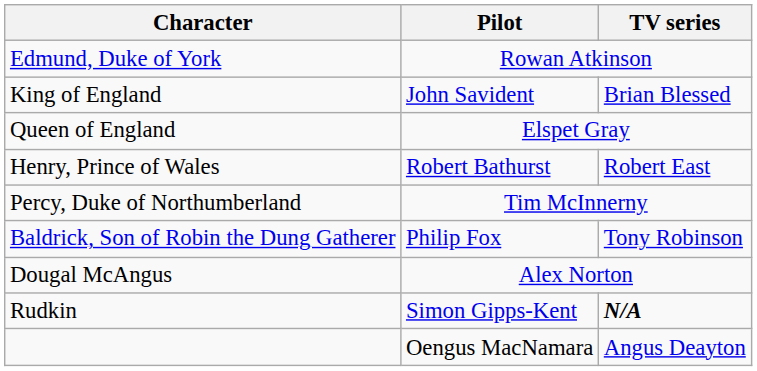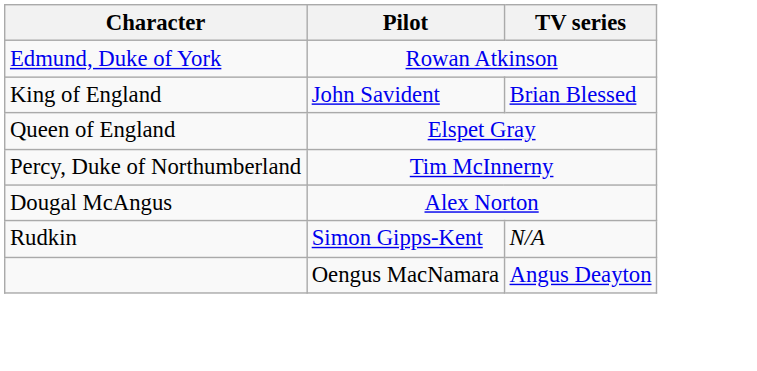- row: (115, 166)
- row: (203, 238)
(623, 310) bold -> (527, 238) normal
